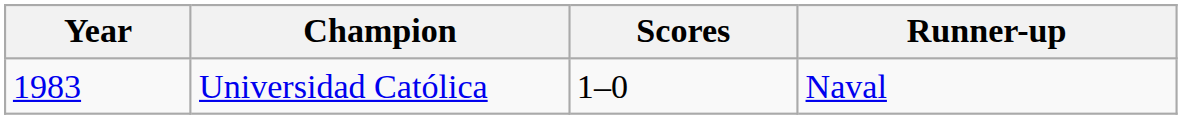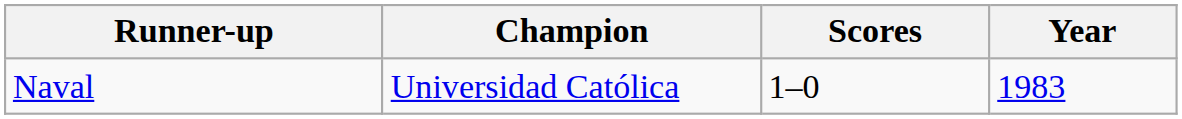columns swapped: (98, 31) <-> (987, 31)
